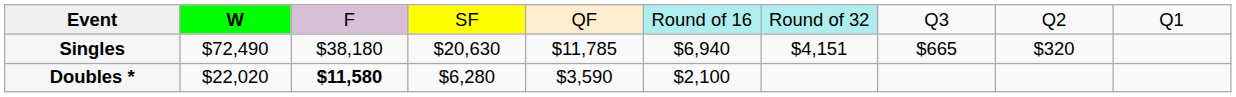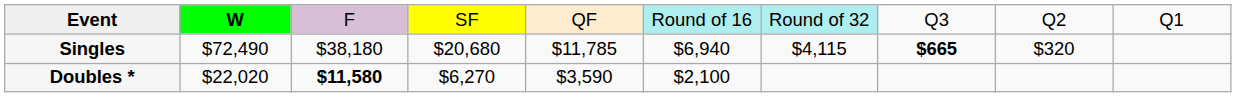(467, 49) $20,630 -> (467, 49) $20,680
(819, 49) $4,151 -> (819, 49) $4,115
(937, 49) normal -> (937, 49) bold
(467, 78) $6,280 -> (467, 78) $6,270
